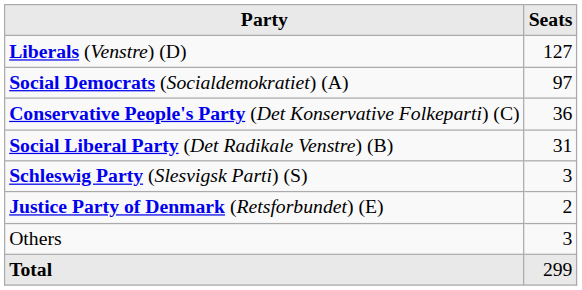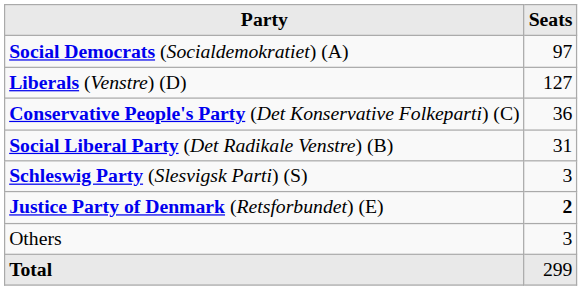rows swapped: (98, 51) <-> (179, 82)
(567, 207) normal -> (567, 207) bold
